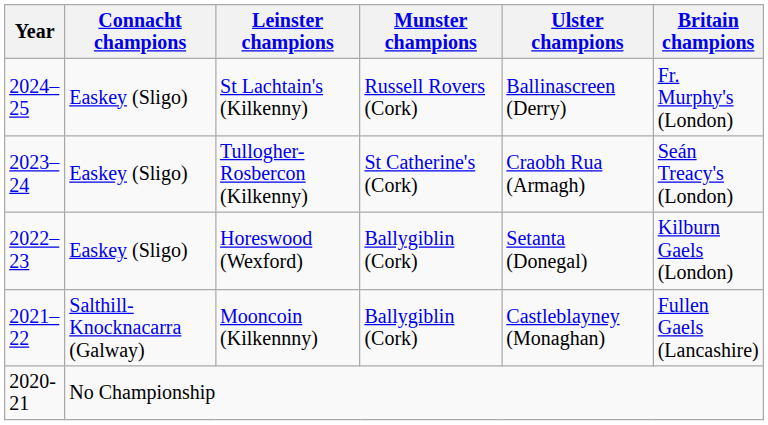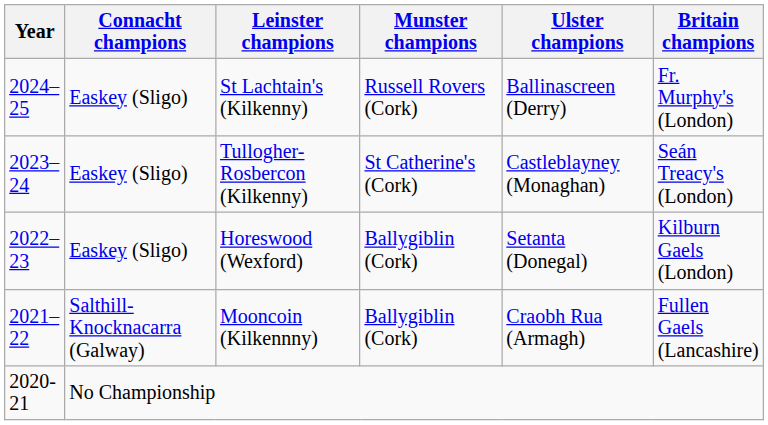(554, 173) Craobh Rua (Armagh) -> (563, 173) Castleblayney (Monaghan)
(563, 327) Castleblayney (Monaghan) -> (554, 327) Craobh Rua (Armagh)
